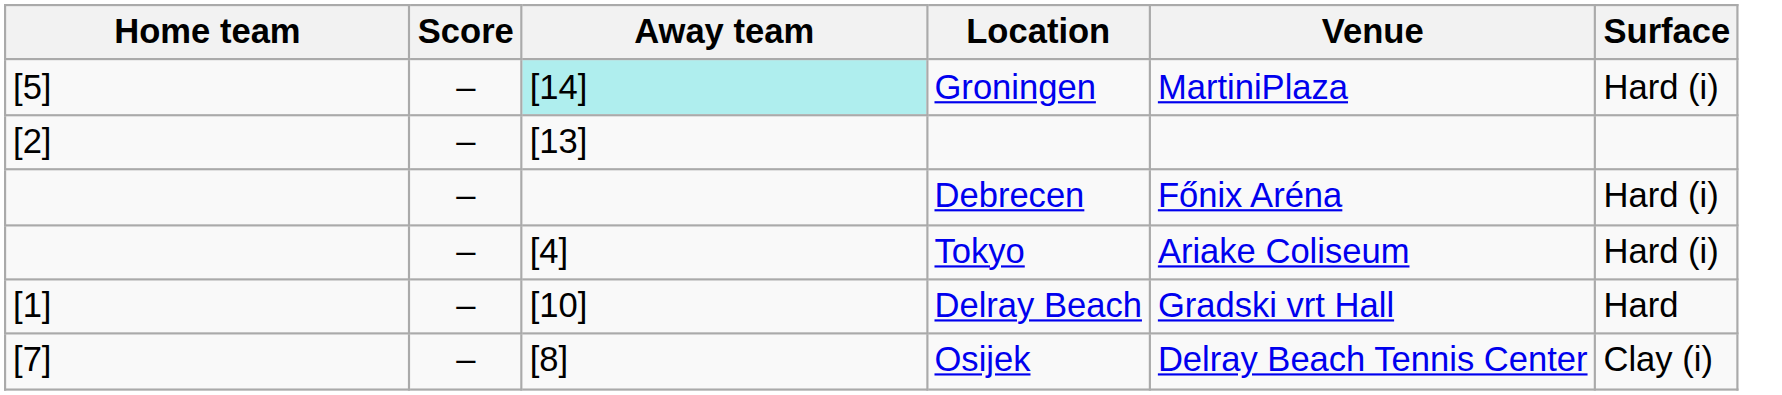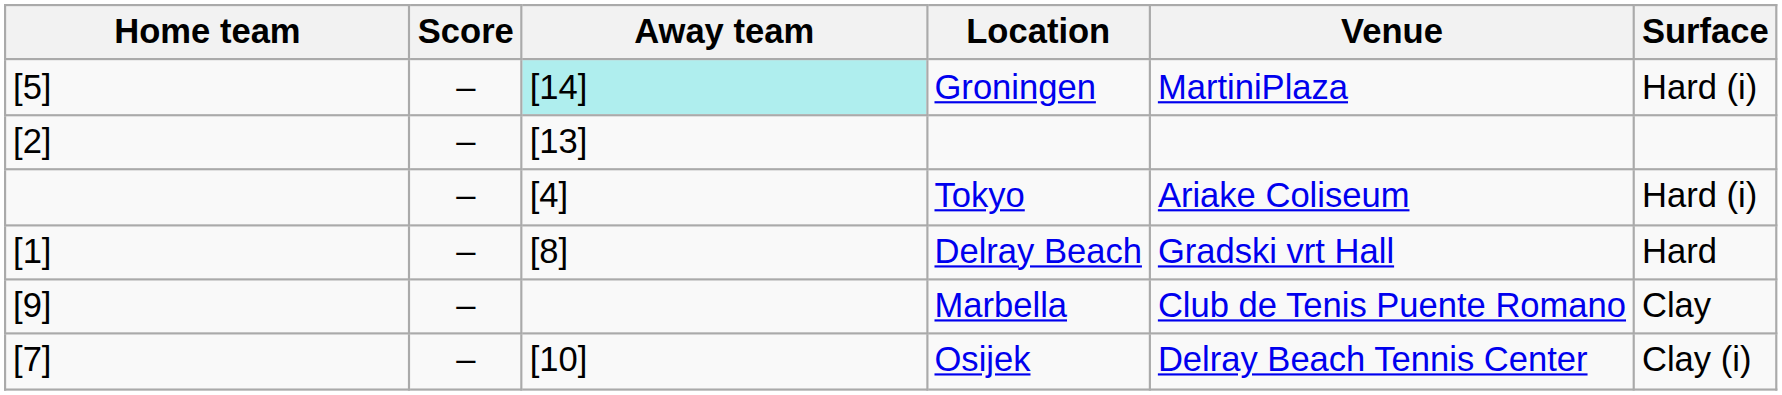- row: (1009, 196)
(559, 305) [10] -> (549, 251) [8]
+ row: (1001, 305)
(549, 360) [8] -> (559, 360) [10]
